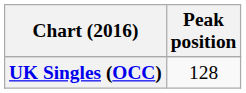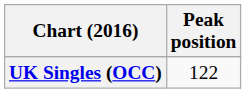(204, 72) 128 -> (204, 72) 122
